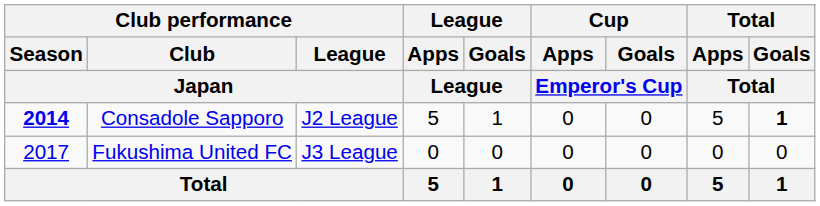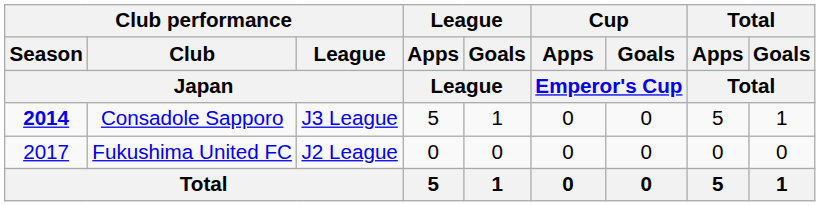(350, 119) J2 League -> (350, 119) J3 League
(782, 119) bold -> (782, 119) normal
(350, 151) J3 League -> (350, 151) J2 League
